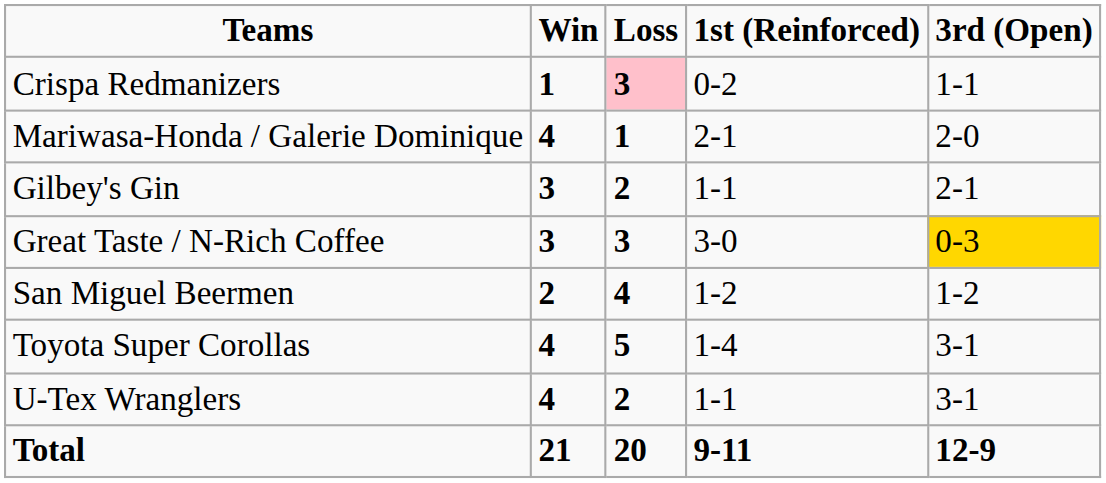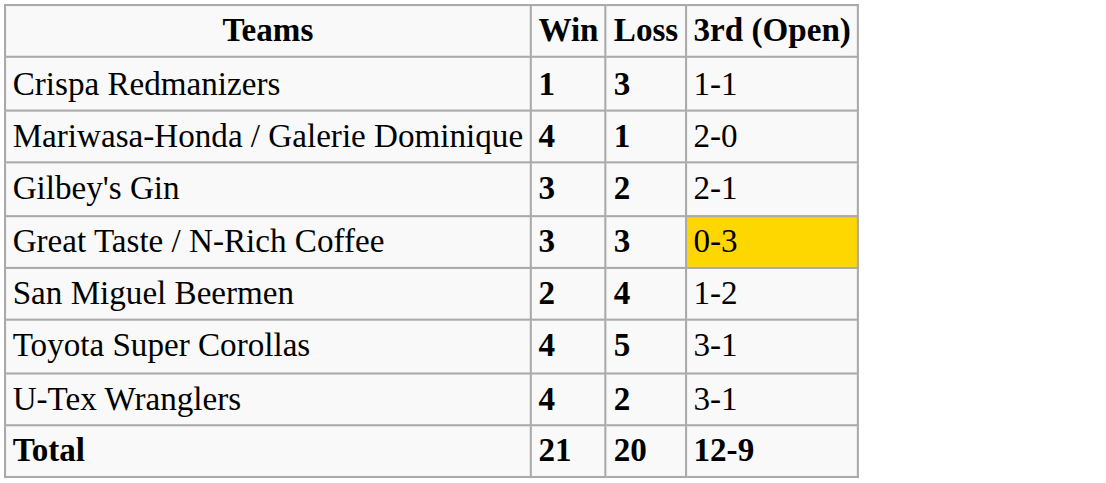- column: (807, 30)
(622, 83) pink background -> (622, 83) no background
